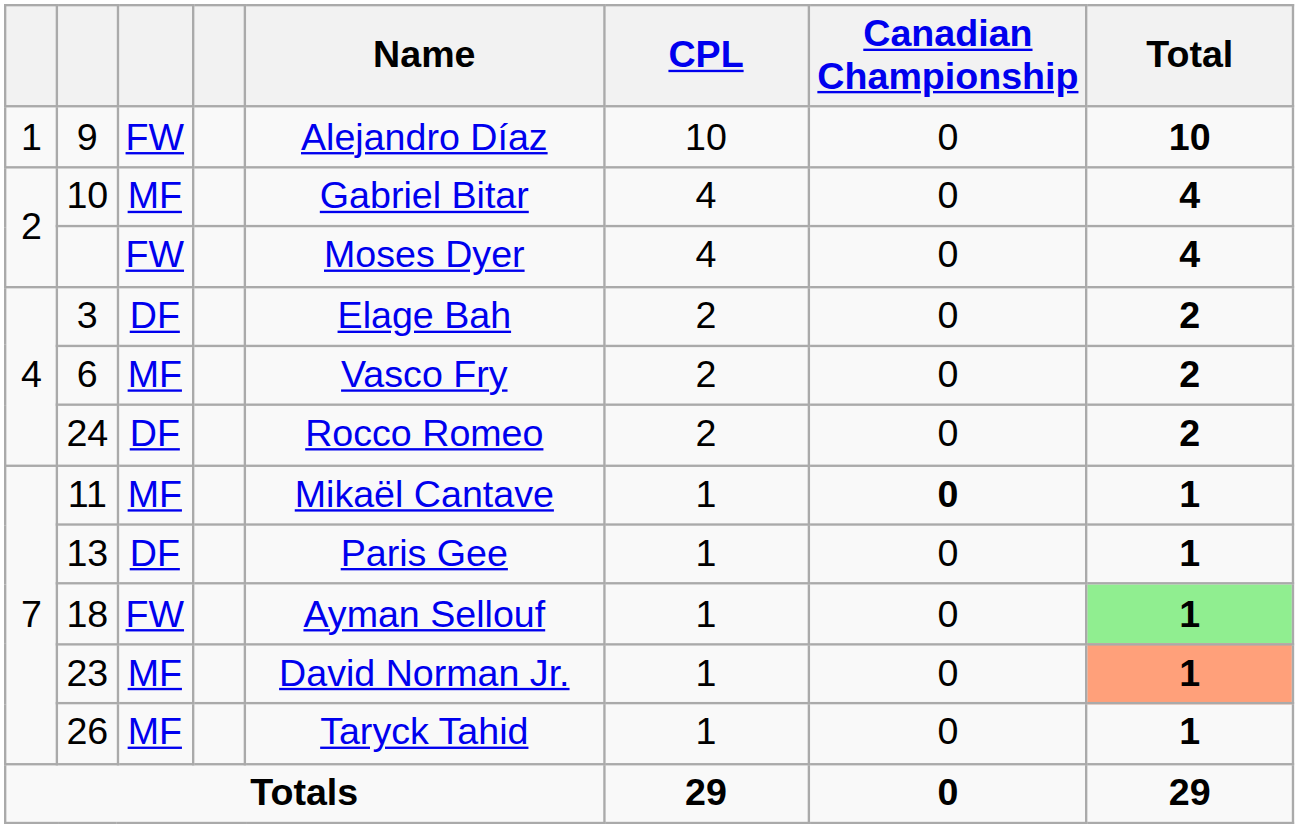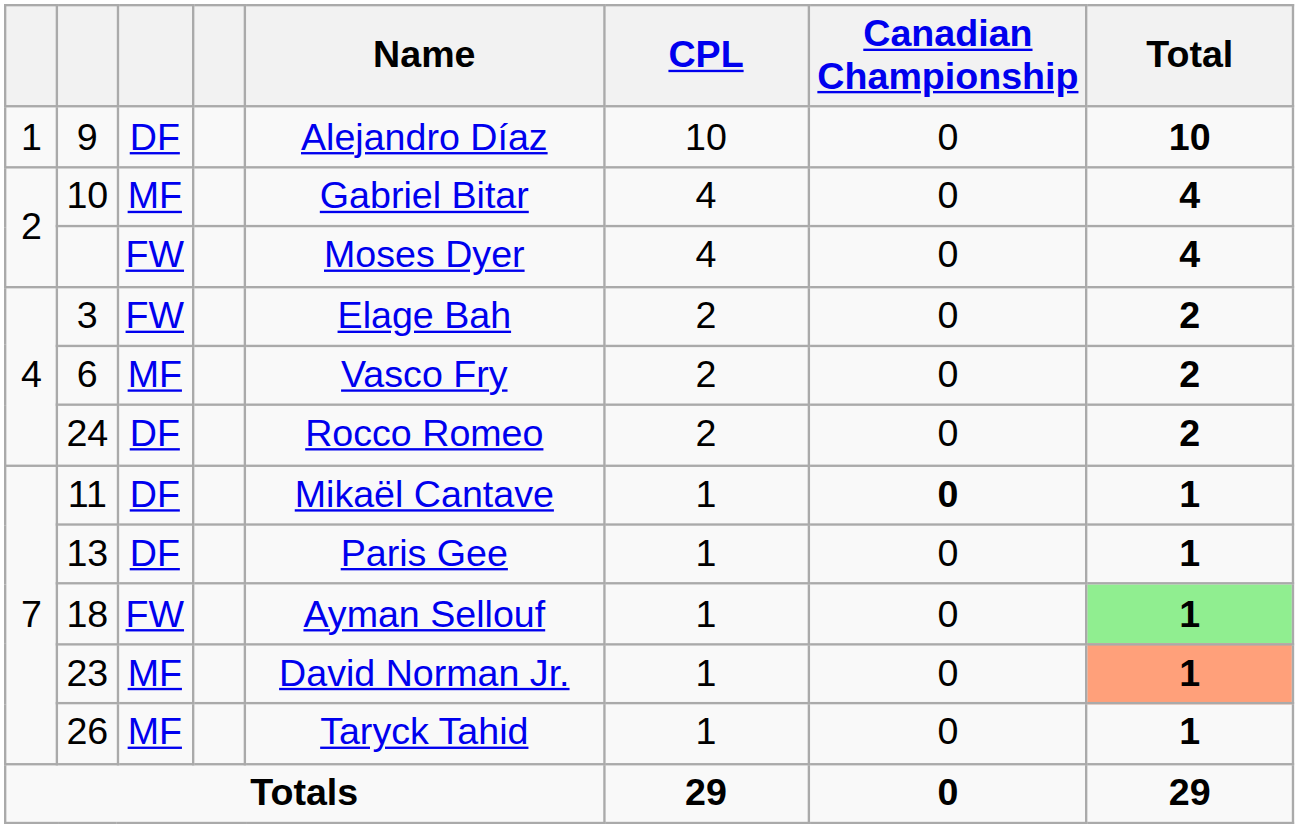(155, 136) FW -> (155, 136) DF
(155, 315) DF -> (155, 315) FW
(155, 494) MF -> (155, 494) DF
